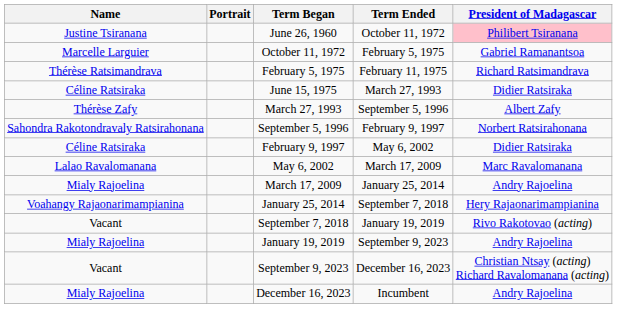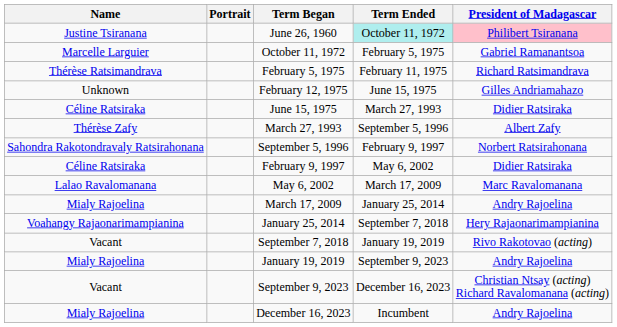(403, 33) no background -> (403, 33) paleturquoise background
+ row: (303, 90)
